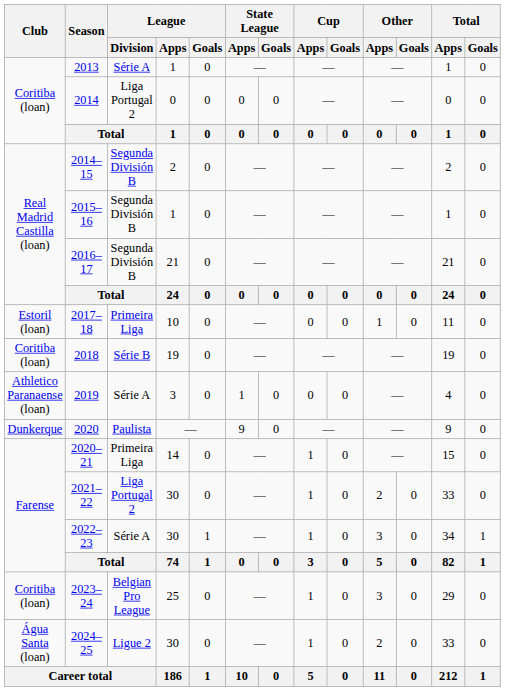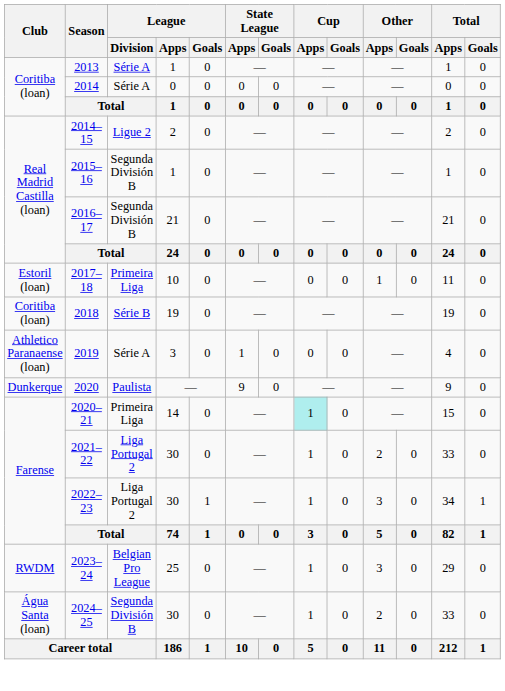(132, 100) Liga Portugal 2 -> (132, 86) Série A
(132, 167) Segunda División B -> (132, 132) Ligue 2
(311, 455) no background -> (311, 413) paleturquoise background
(132, 536) Série A -> (132, 501) Liga Portugal 2
(35, 595) Coritiba (loan) -> (35, 568) RWDM
(132, 643) Ligue 2 -> (132, 615) Segunda División B
